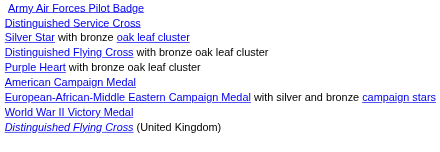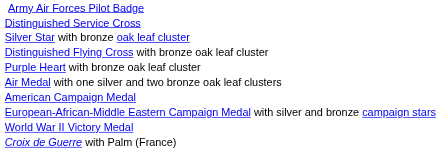+ row: (143, 83)
- row: (113, 128)
+ row: (91, 142)
